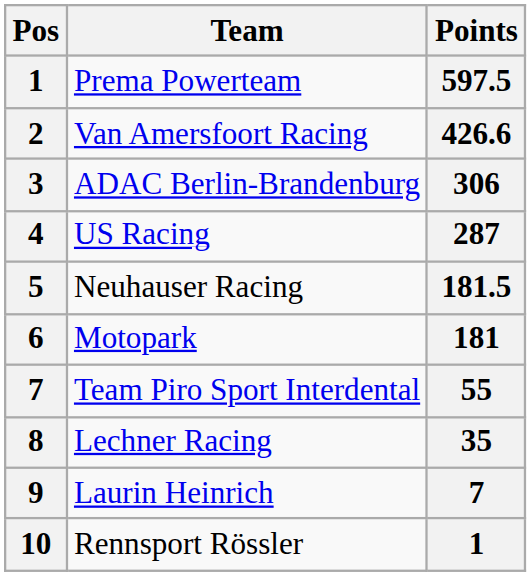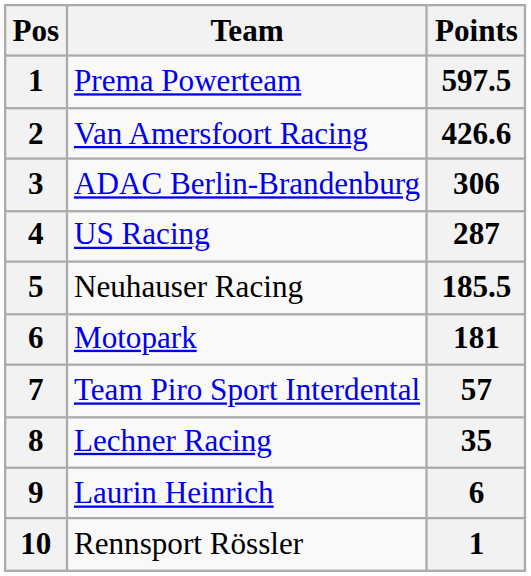(476, 286) 181.5 -> (476, 286) 185.5
(476, 389) 55 -> (476, 389) 57
(476, 492) 7 -> (476, 492) 6
